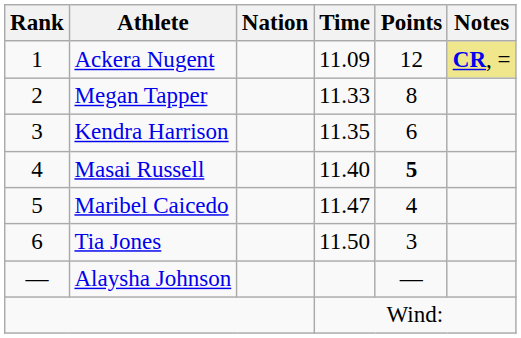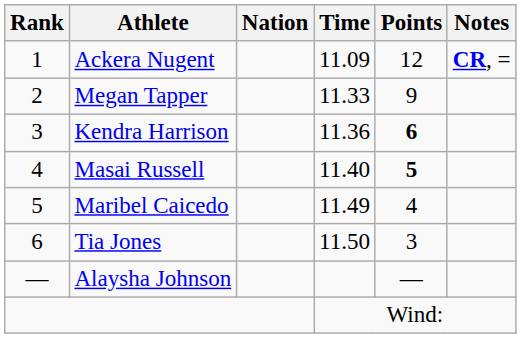(482, 59) khaki background -> (482, 59) no background
(411, 95) 8 -> (411, 95) 9
(345, 132) 11.35 -> (345, 132) 11.36
(411, 132) normal -> (411, 132) bold
(345, 205) 11.47 -> (345, 205) 11.49
